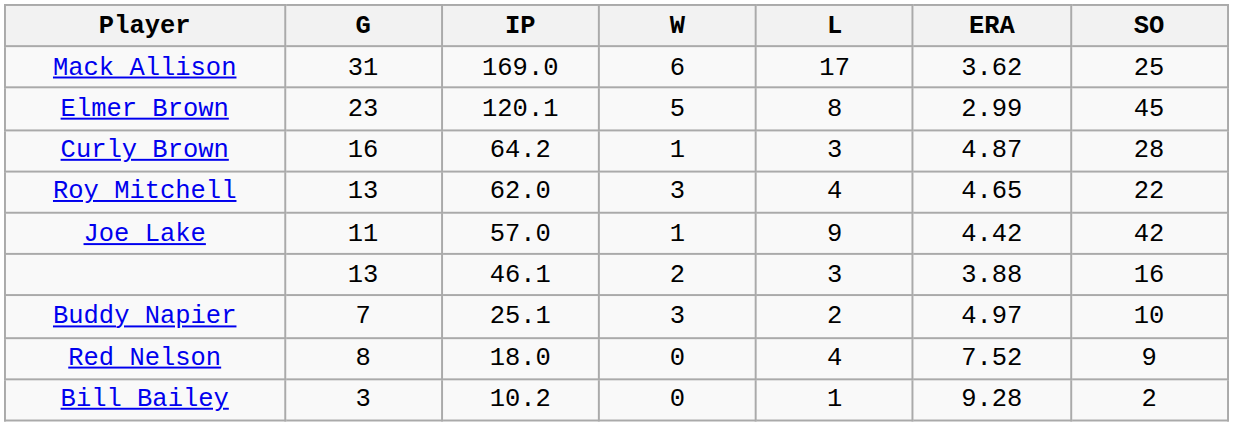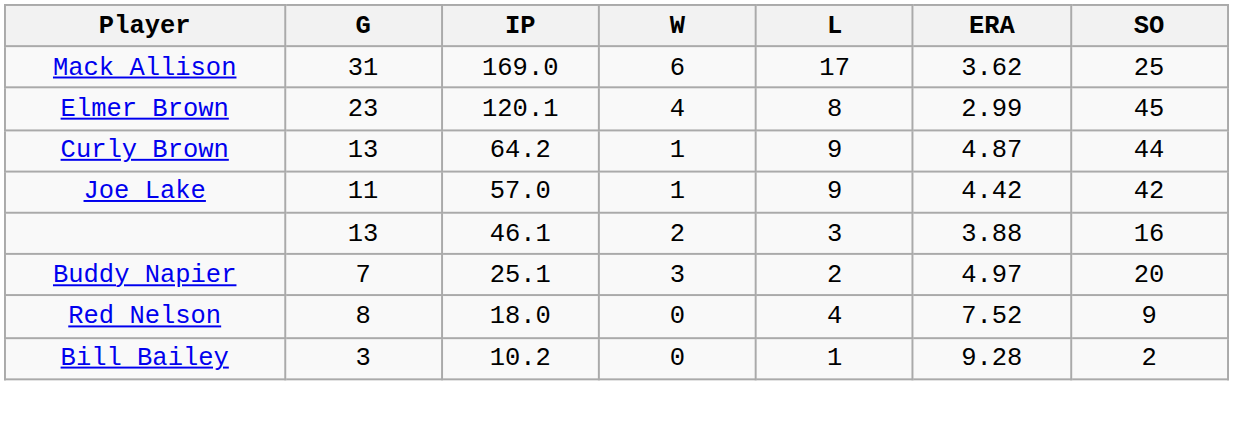(677, 109) 5 -> (677, 109) 4
(363, 150) 16 -> (363, 150) 13
(835, 150) 3 -> (835, 150) 9
(1149, 150) 28 -> (1149, 150) 44
- row: (145, 192)
(1149, 316) 10 -> (1149, 275) 20
